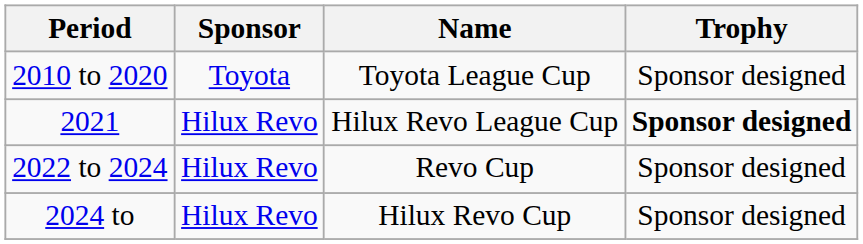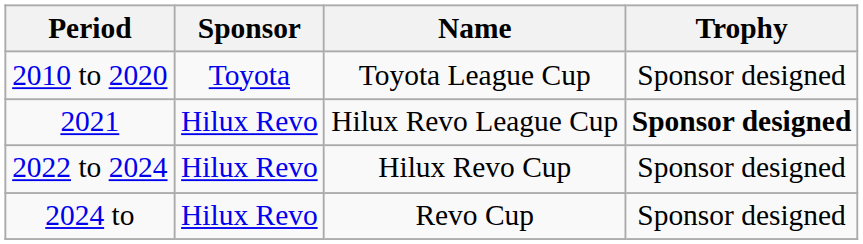(475, 168) Revo Cup -> (475, 168) Hilux Revo Cup
(475, 215) Hilux Revo Cup -> (475, 215) Revo Cup
